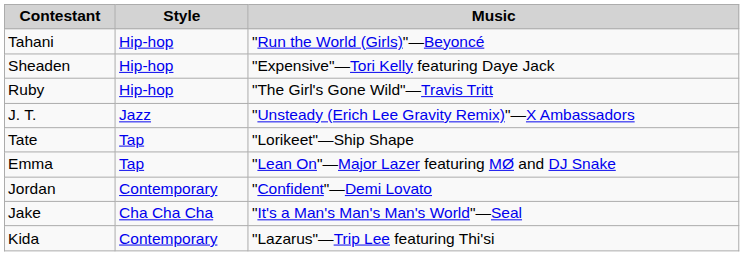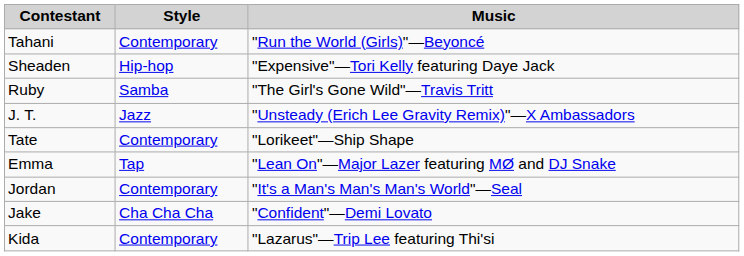(146, 41) Hip-hop -> (168, 41) Contemporary
(146, 90) Hip-hop -> (144, 90) Samba
(132, 139) Tap -> (168, 139) Contemporary
(342, 189) "Confident"—Demi Lovato -> (387, 189) "It's a Man's Man's Man's World"—Seal
(387, 213) "It's a Man's Man's Man's World"—Seal -> (342, 213) "Confident"—Demi Lovato
